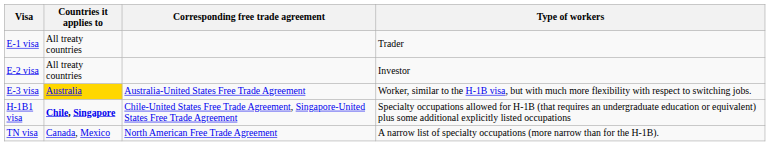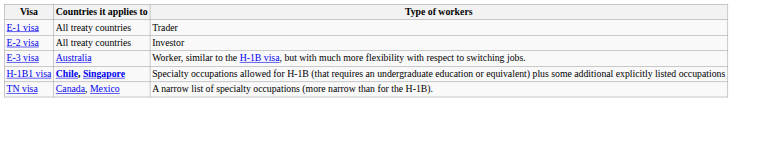- column: (249, 17)
(64, 91) gold background -> (74, 58) no background
